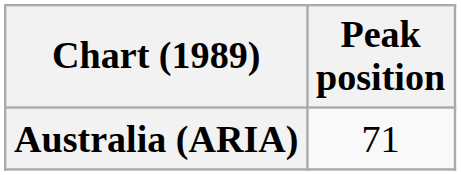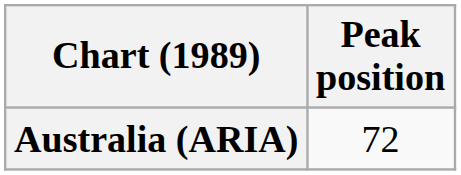(381, 137) 71 -> (381, 137) 72
